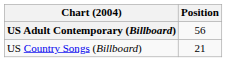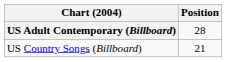(200, 30) 56 -> (200, 30) 28
